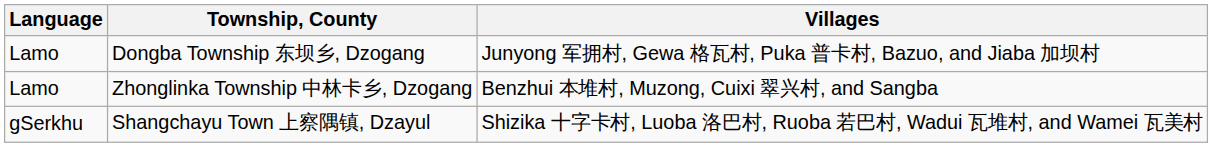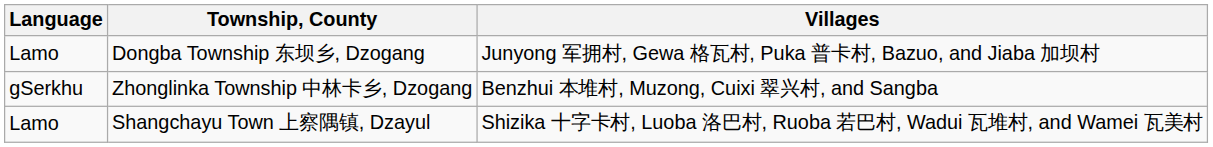(34, 88) Lamo -> (46, 88) gSerkhu
(46, 123) gSerkhu -> (34, 123) Lamo
